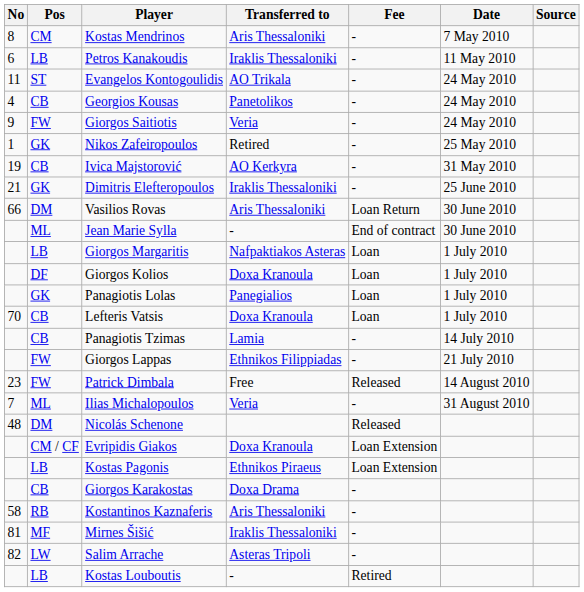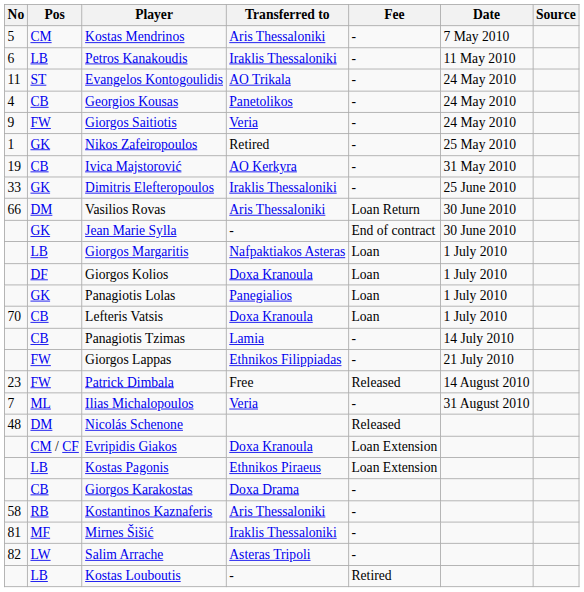(11, 36) 8 -> (11, 36) 5
(14, 187) 21 -> (14, 187) 33
(41, 230) ML -> (40, 230) GK
